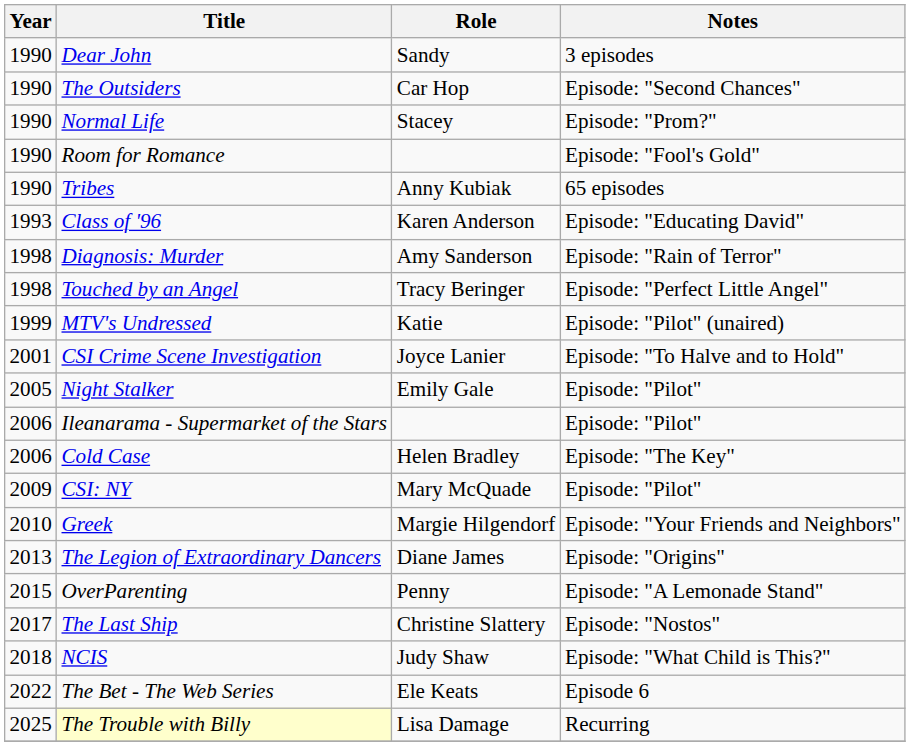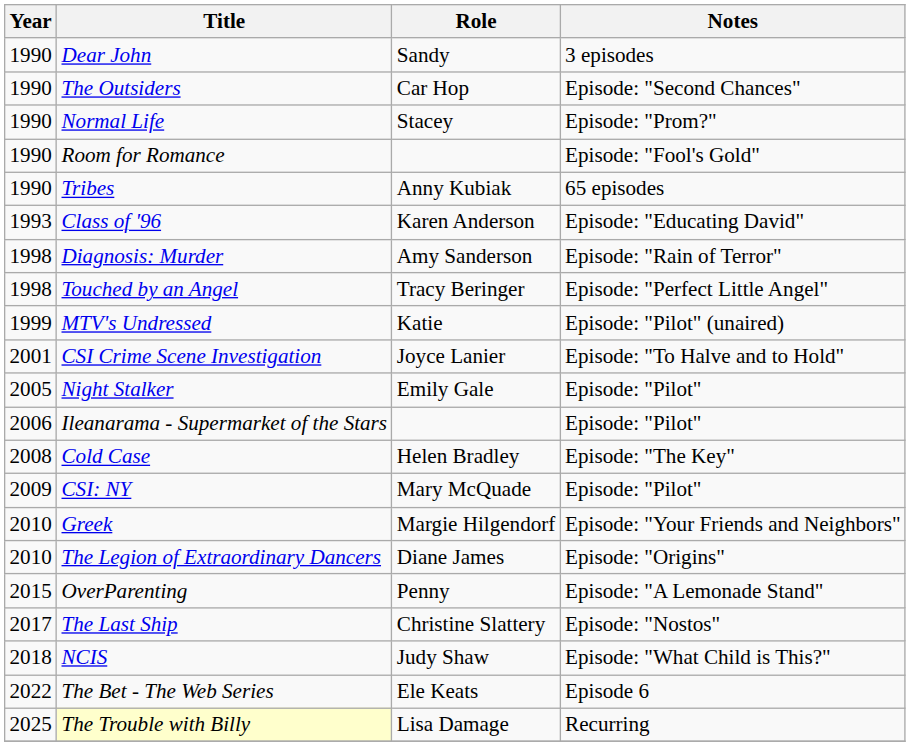(31, 456) 2006 -> (31, 456) 2008
(31, 557) 2013 -> (31, 557) 2010
